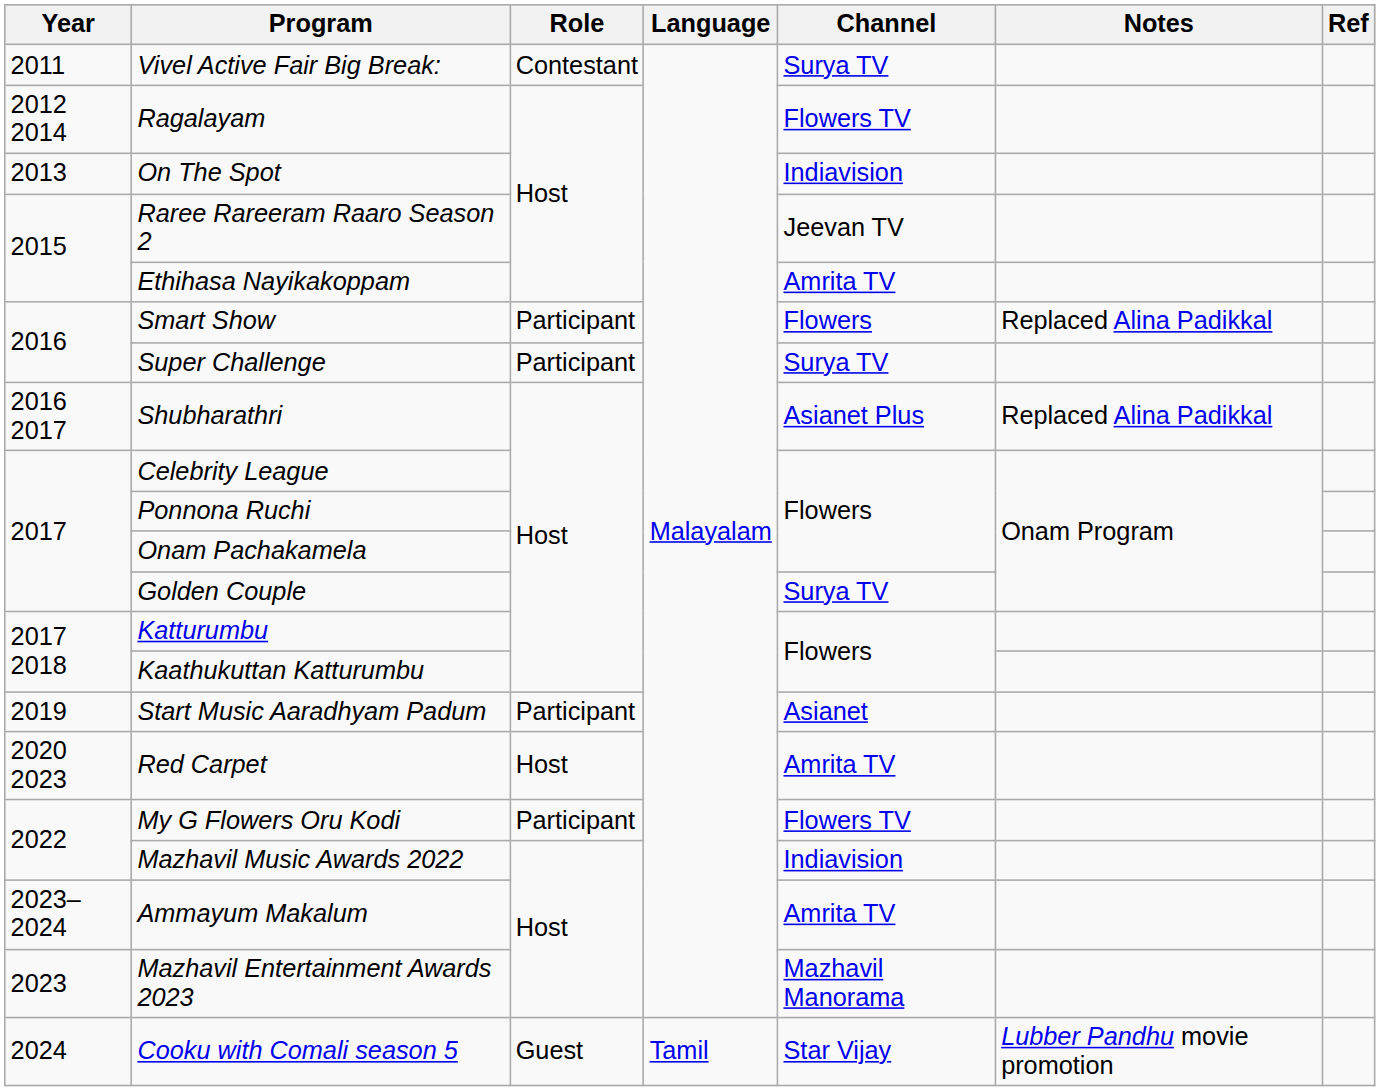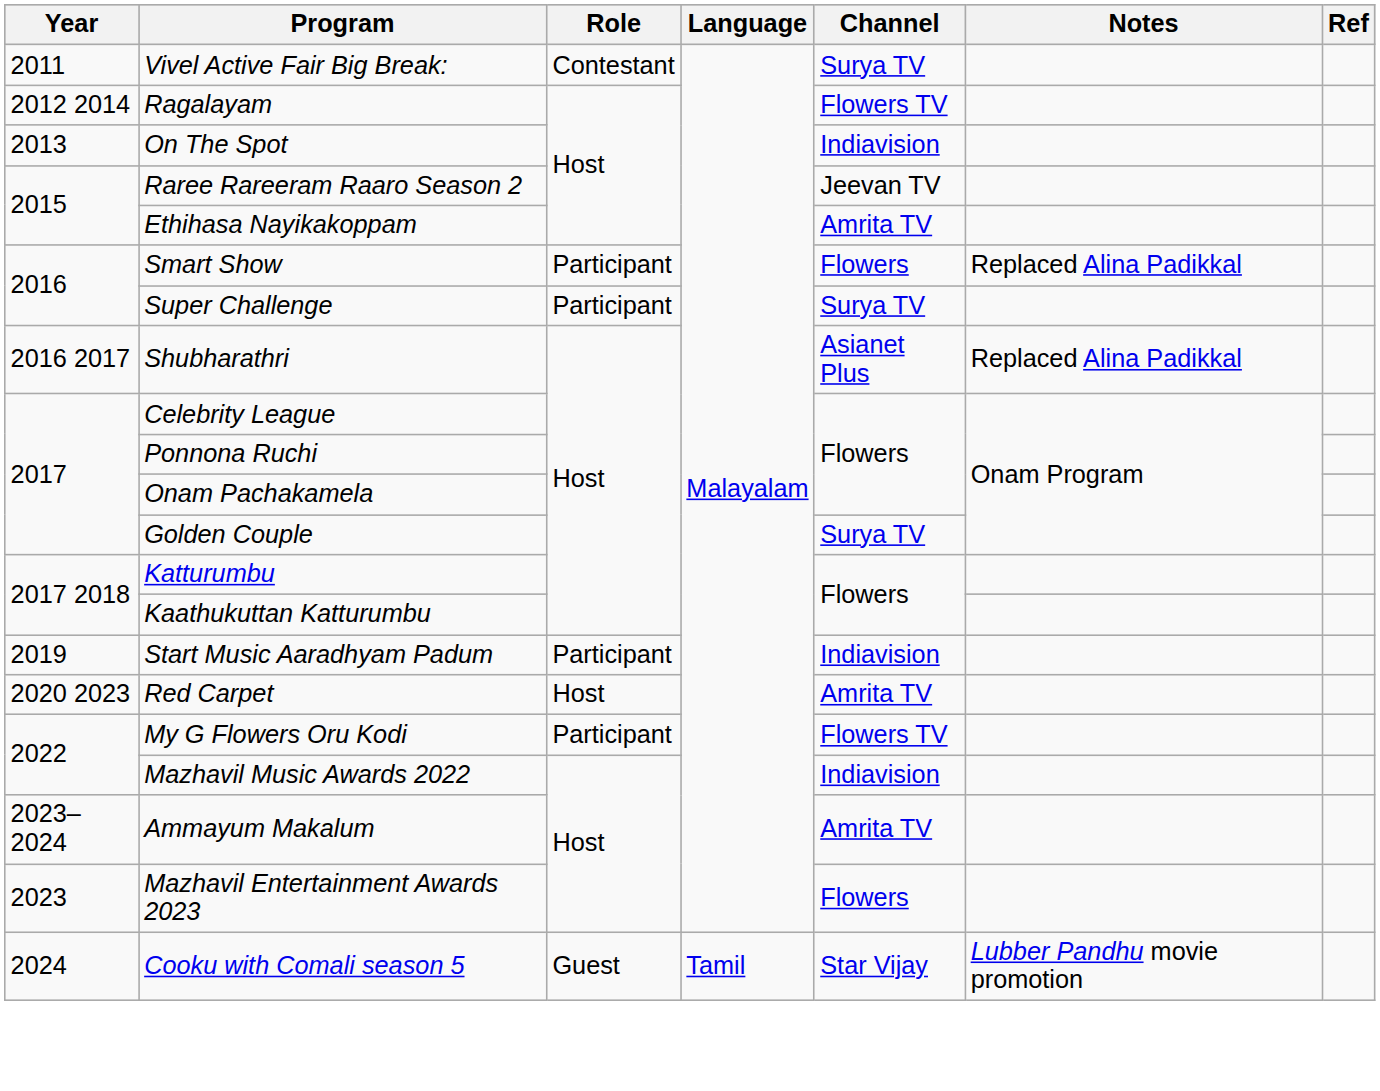(826, 711) Asianet -> (880, 654) Indiavision
(844, 982) Mazhavil Manorama -> (864, 897) Flowers
